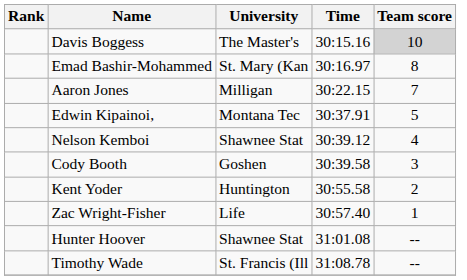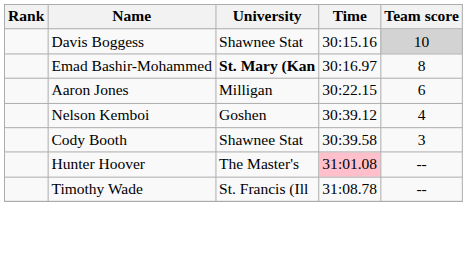(259, 41) The Master's -> (261, 41) Shawnee Stat
(264, 66) normal -> (267, 66) bold
(415, 90) 7 -> (422, 90) 6
- row: (103, 115)
(261, 139) Shawnee Stat -> (243, 115) Goshen
(243, 164) Goshen -> (261, 139) Shawnee Stat
- row: (87, 189)
- row: (109, 213)
(261, 238) Shawnee Stat -> (259, 164) The Master's
(343, 238) no background -> (350, 164) pink background
